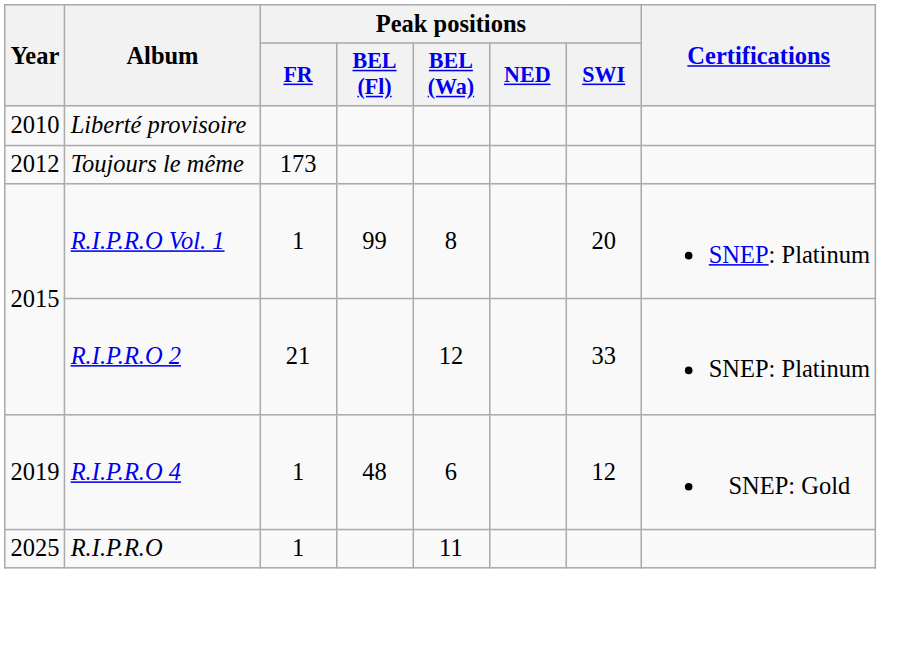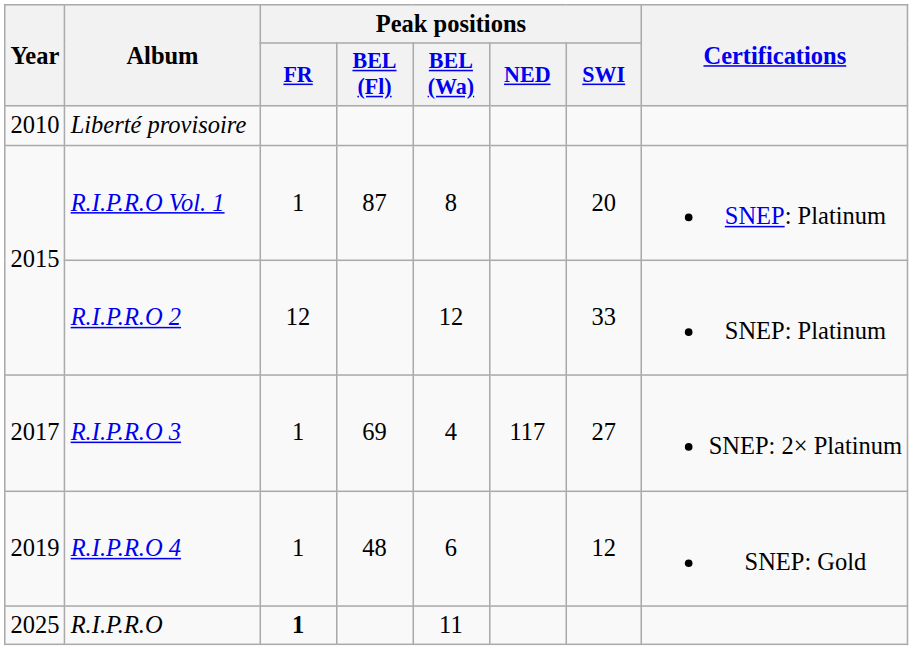- row: (157, 163)
(374, 240) 99 -> (374, 202) 87
(298, 356) 21 -> (298, 317) 12
+ row: (126, 432)
(298, 548) normal -> (298, 625) bold
